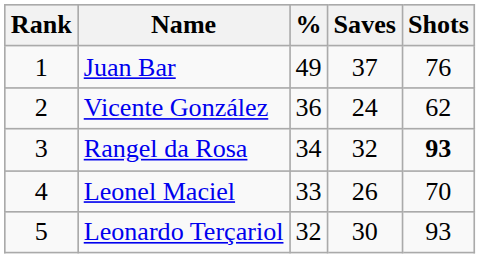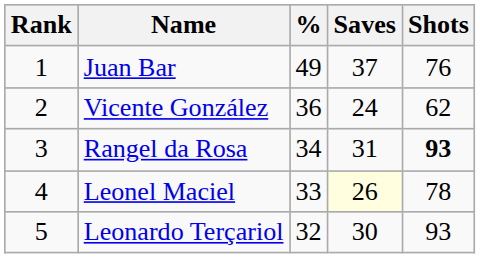(365, 149) 32 -> (365, 149) 31
(365, 190) no background -> (365, 190) lightyellow background
(438, 190) 70 -> (438, 190) 78
